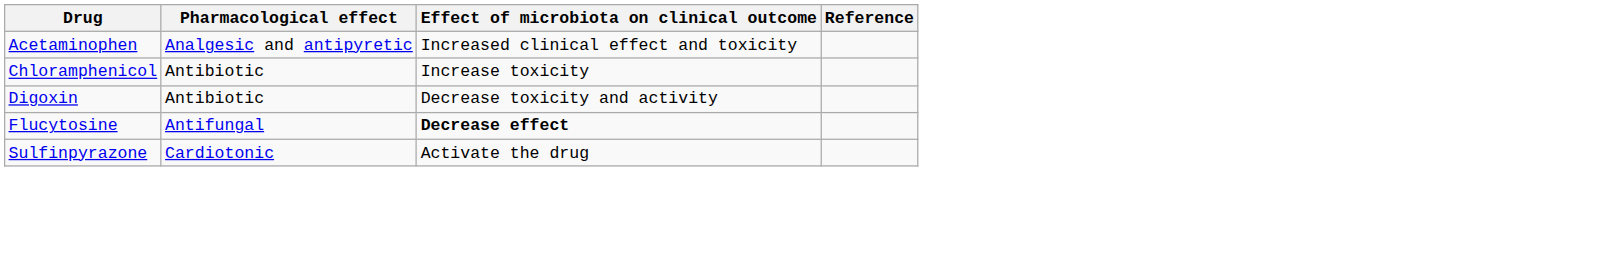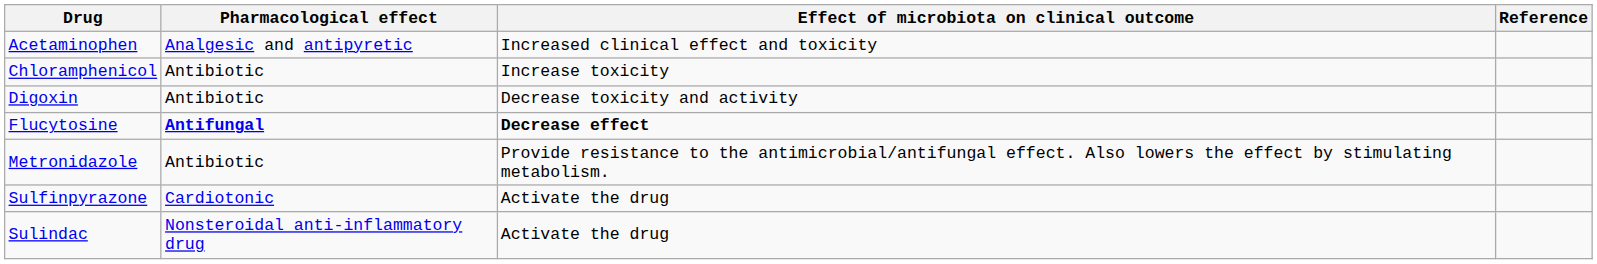(215, 126) normal -> (215, 126) bold
+ row: (73, 162)
+ row: (48, 235)
